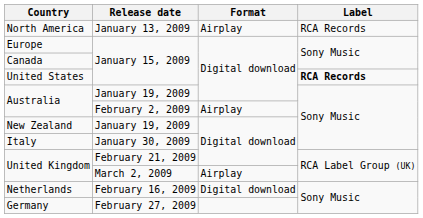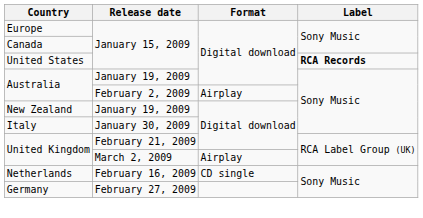- row: (45, 29)
(248, 190) Digital download -> (227, 173) CD single
